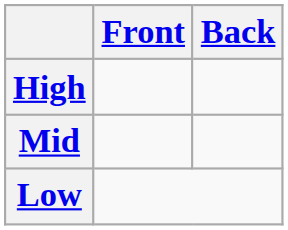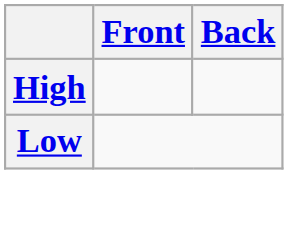- row: (49, 140)
